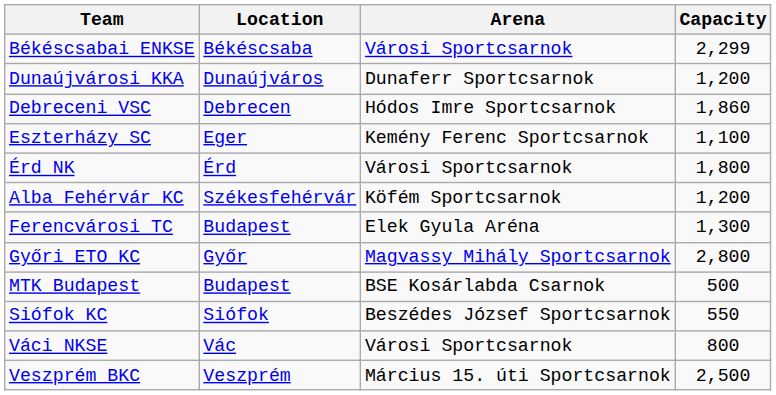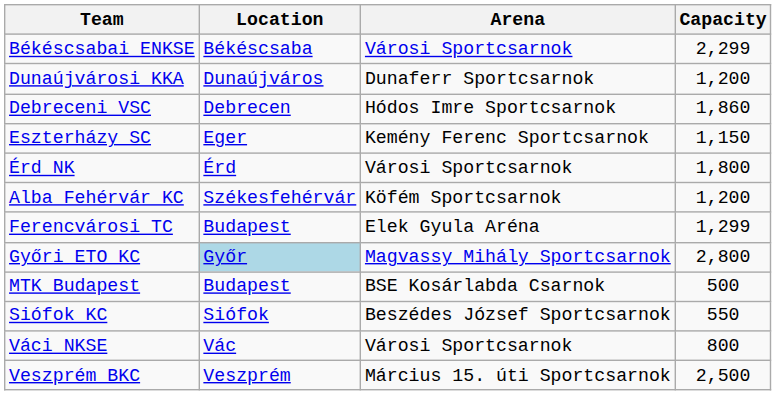(723, 138) 1,100 -> (723, 138) 1,150
(723, 227) 1,300 -> (723, 227) 1,299
(225, 257) no background -> (225, 257) lightblue background
